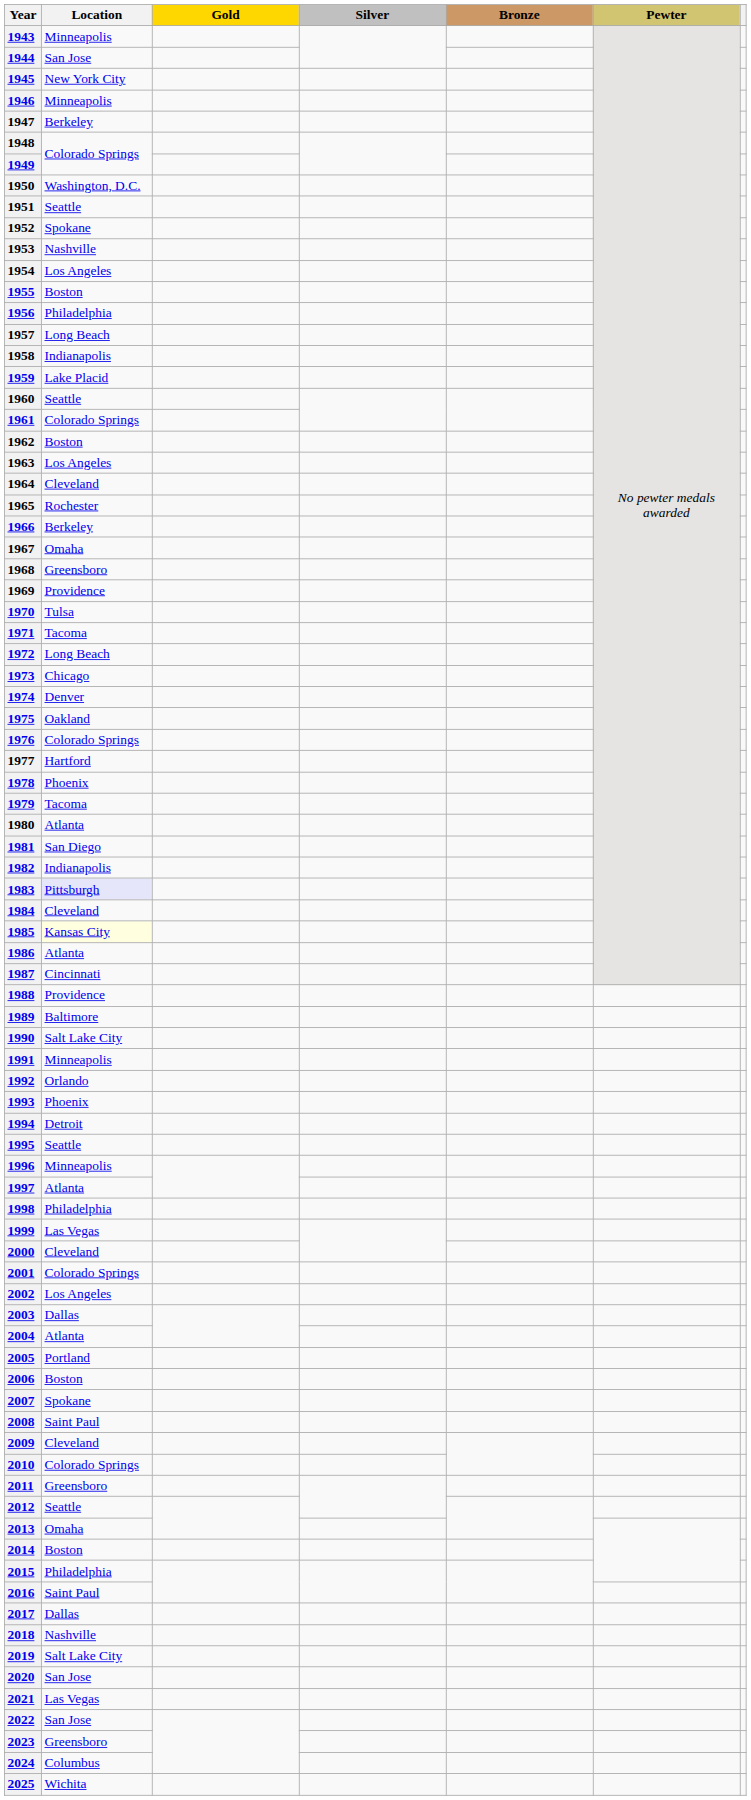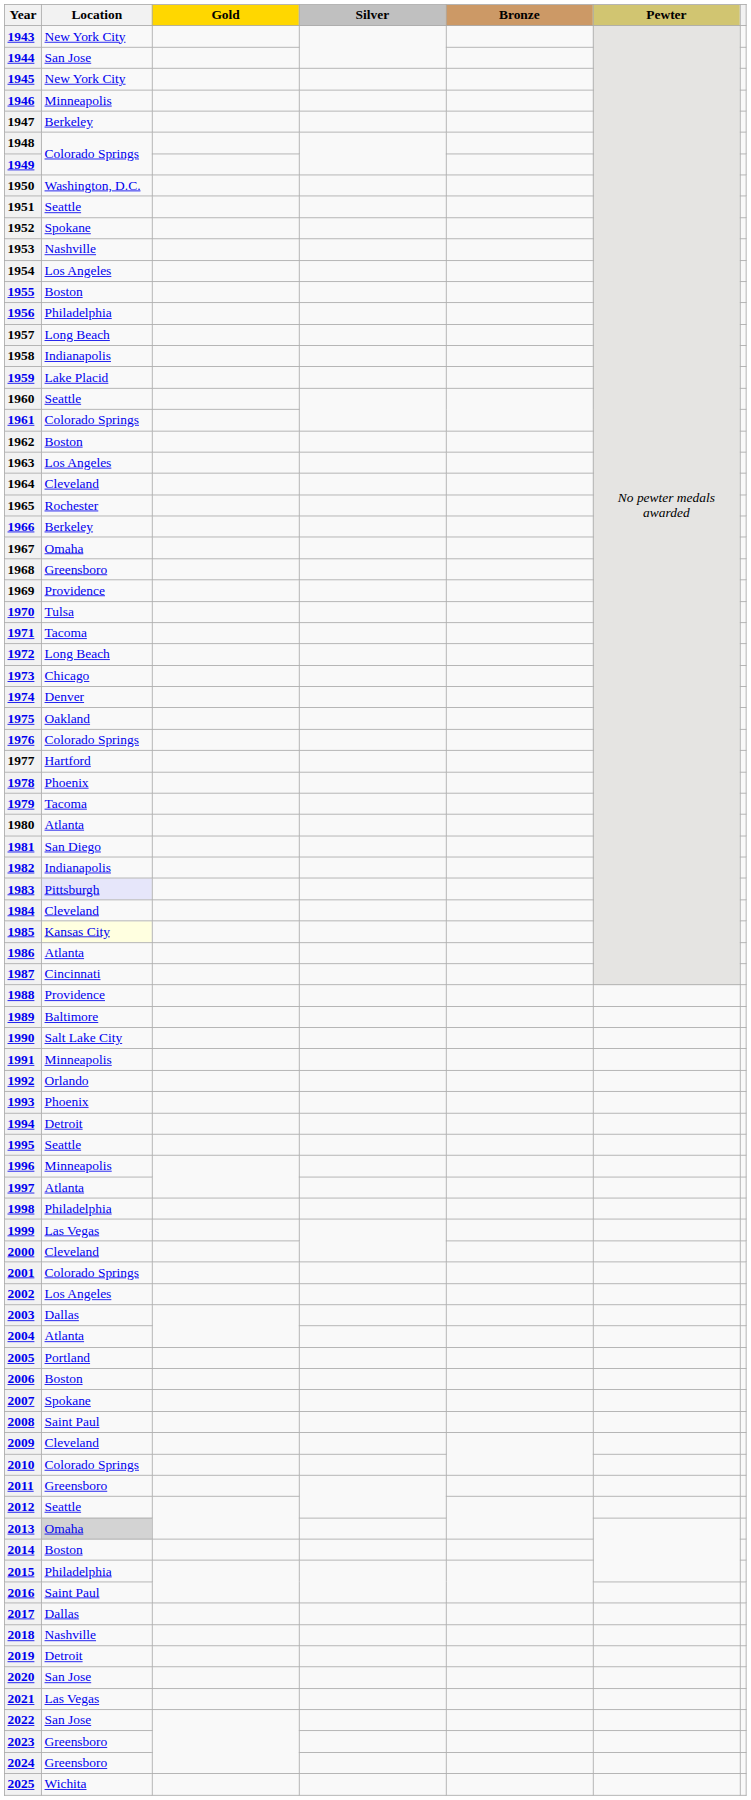(78, 36) Minneapolis -> (85, 36) New York City
(64, 1528) no background -> (64, 1528) lightgrey background
(83, 1656) Salt Lake City -> (64, 1656) Detroit
(72, 1762) Columbus -> (76, 1762) Greensboro
